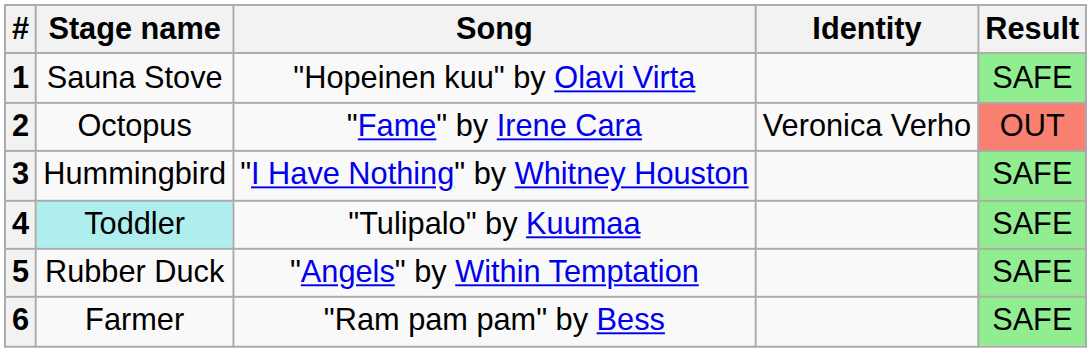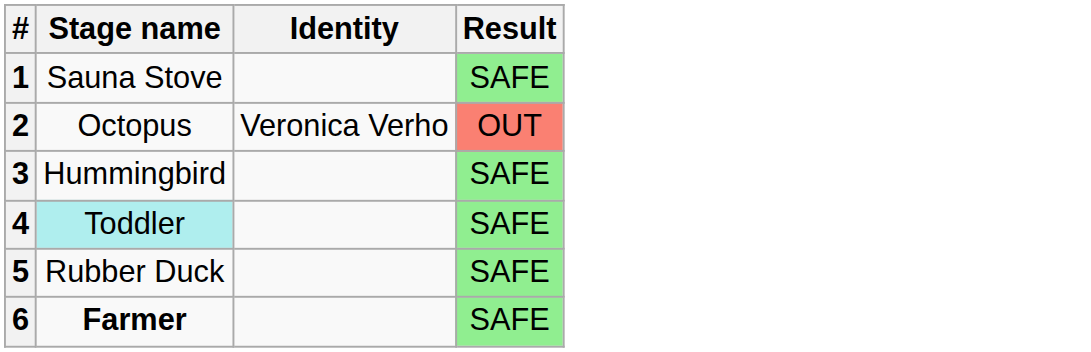- column: (494, 28)
(135, 321) normal -> (135, 321) bold
